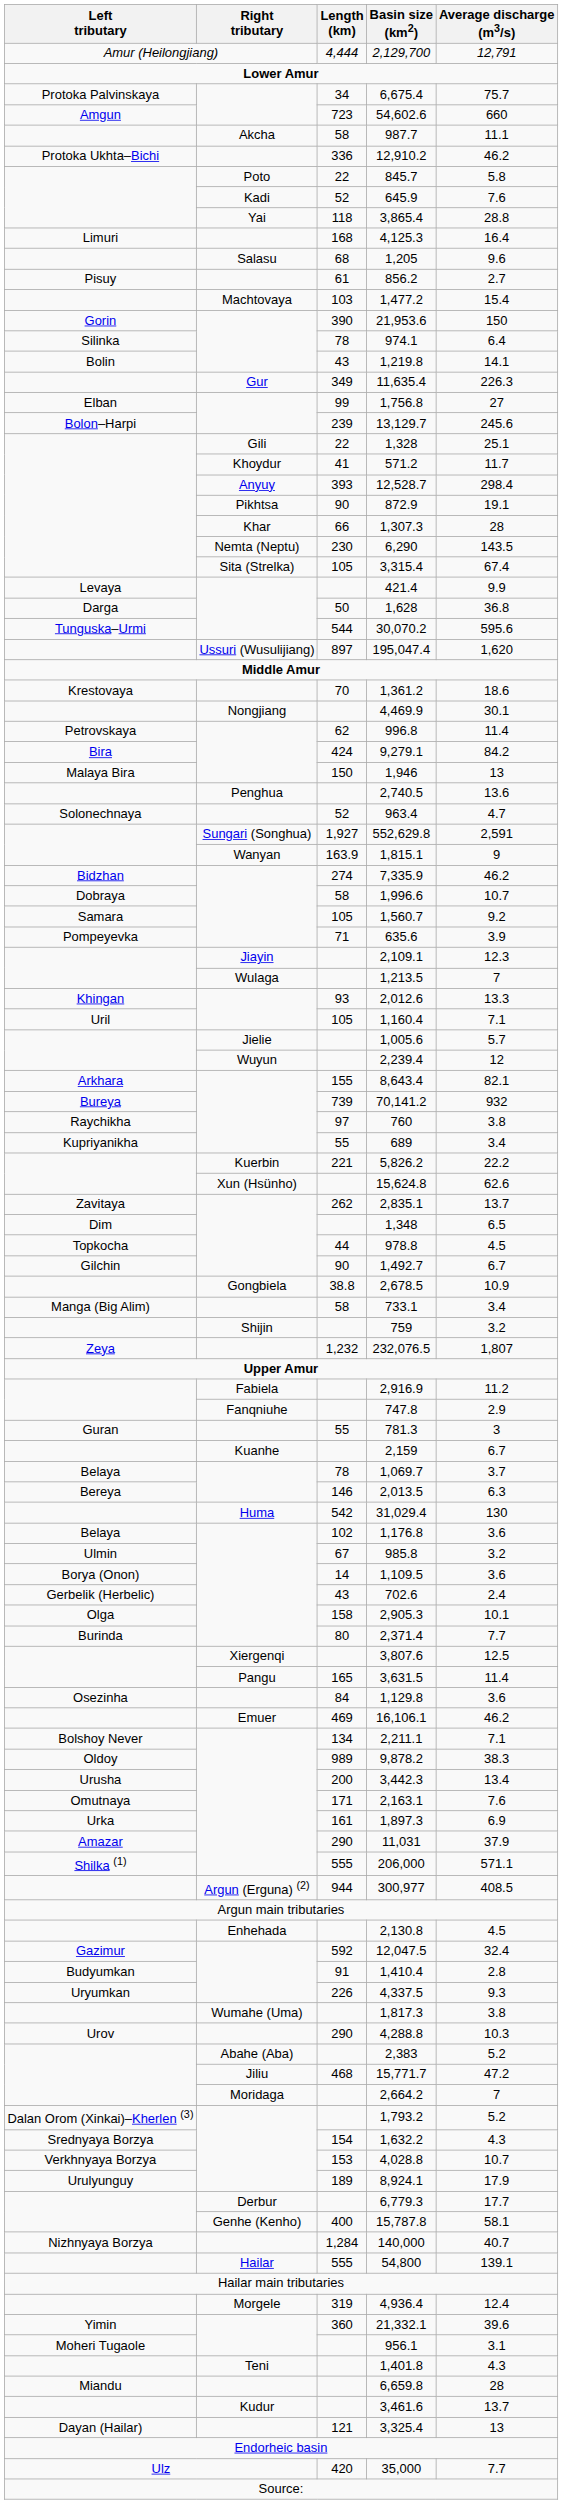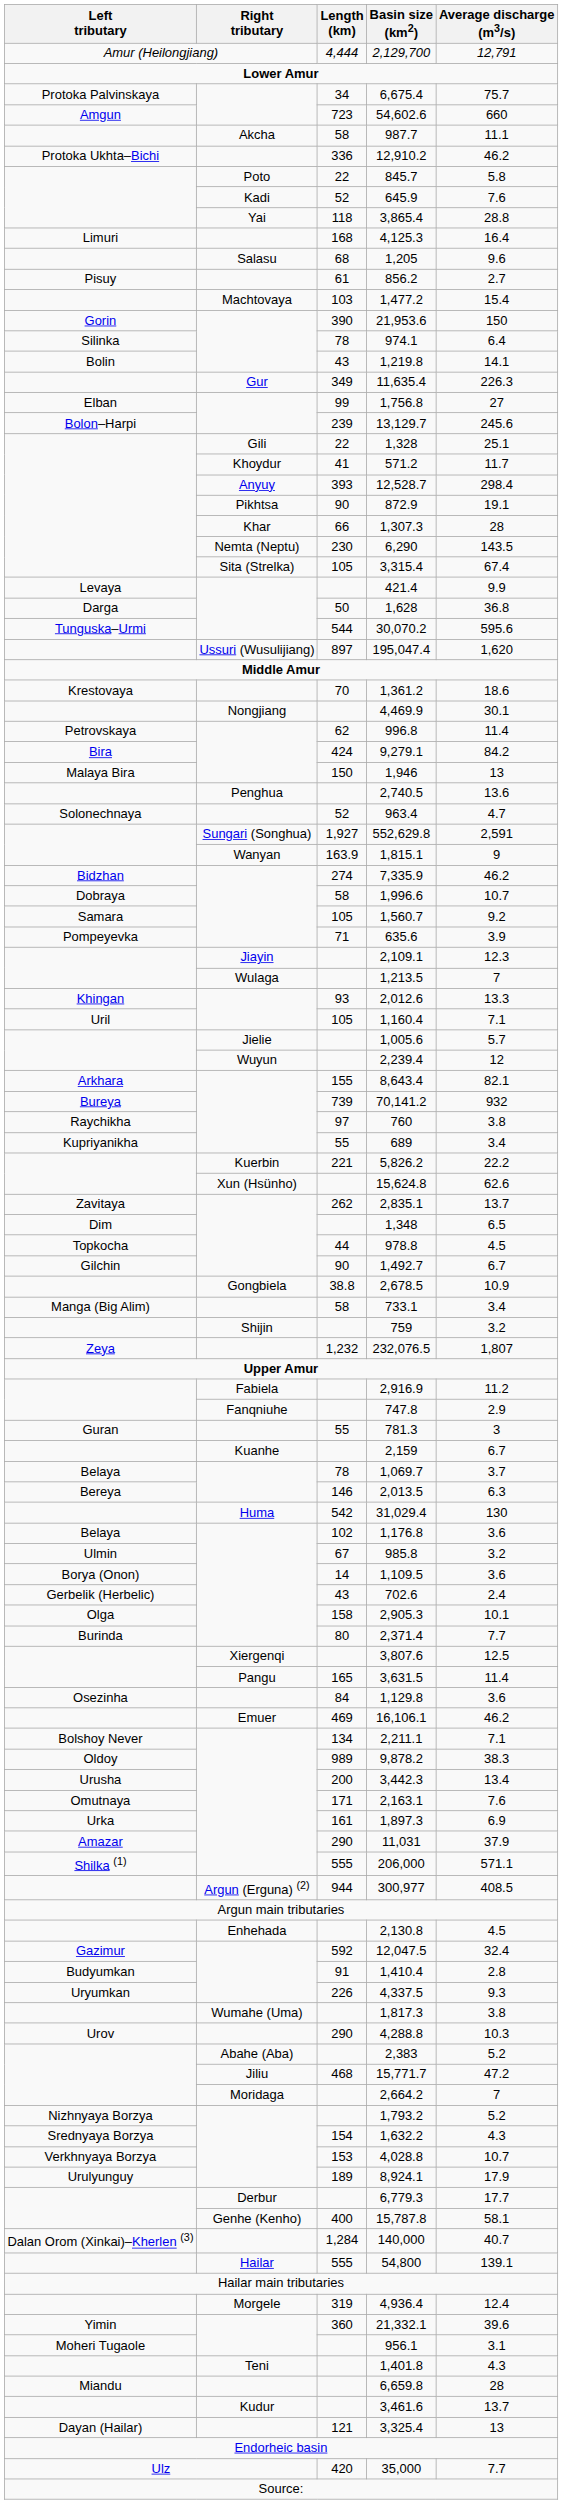(100, 2117) Dalan Orom (Xinkai)–Kherlen (3) -> (100, 2115) Nizhnyaya Borzya
(100, 2242) Nizhnyaya Borzya -> (100, 2240) Dalan Orom (Xinkai)–Kherlen (3)
